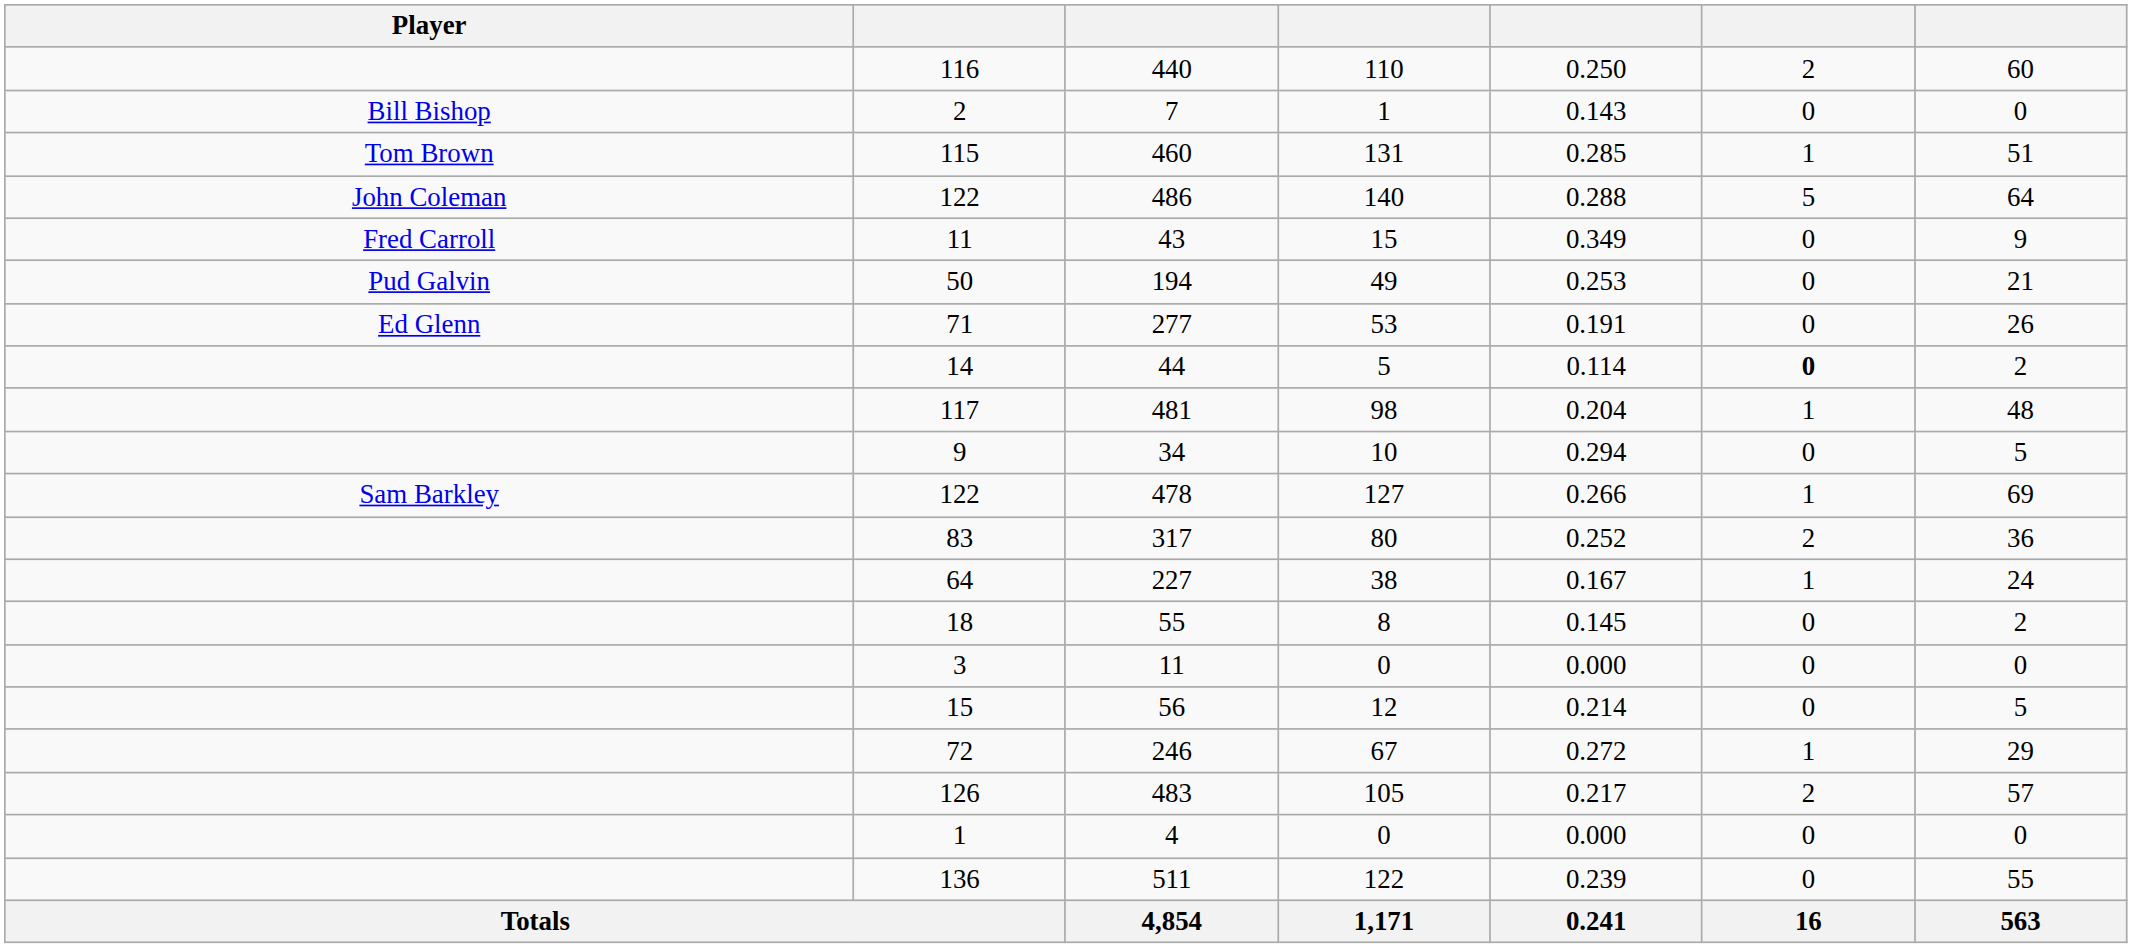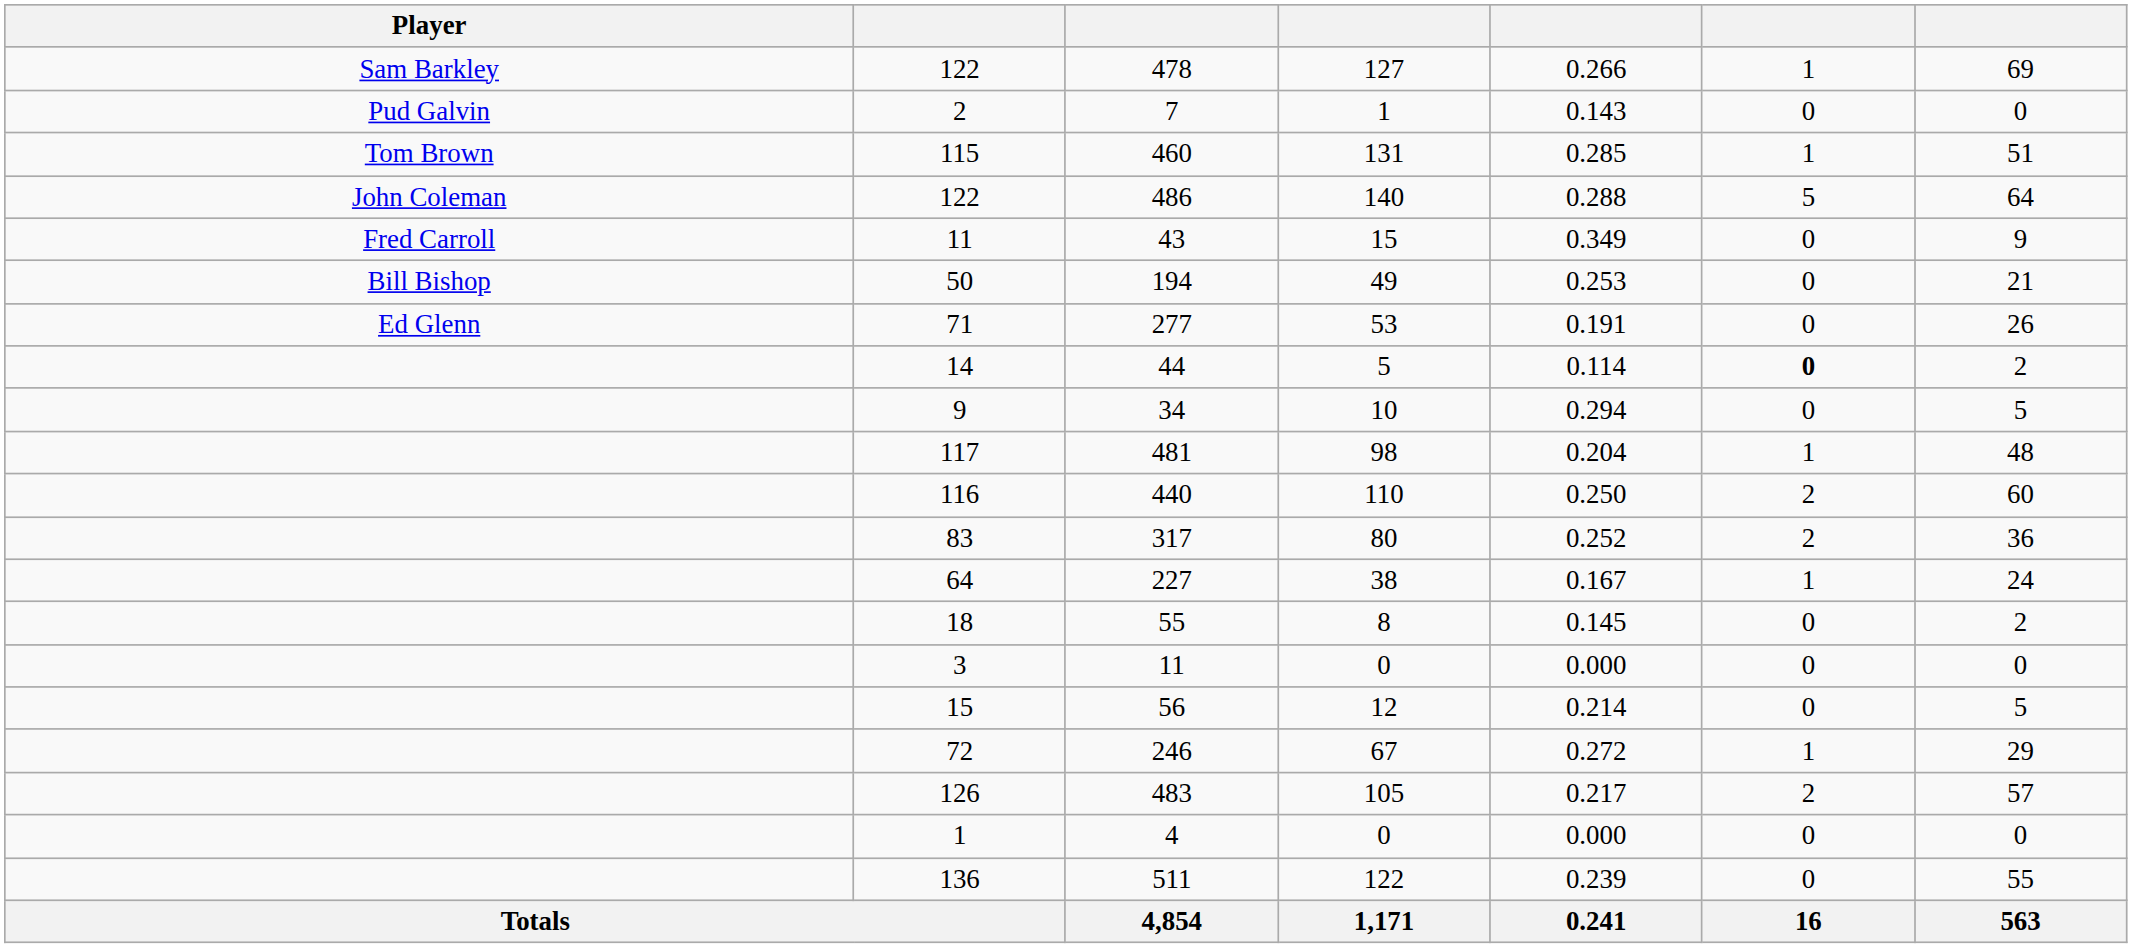rows swapped: (1172, 494) <-> (1172, 68)
(429, 111) Bill Bishop -> (429, 111) Pud Galvin
(429, 281) Pud Galvin -> (429, 281) Bill Bishop
rows swapped: (1172, 452) <-> (1172, 409)
